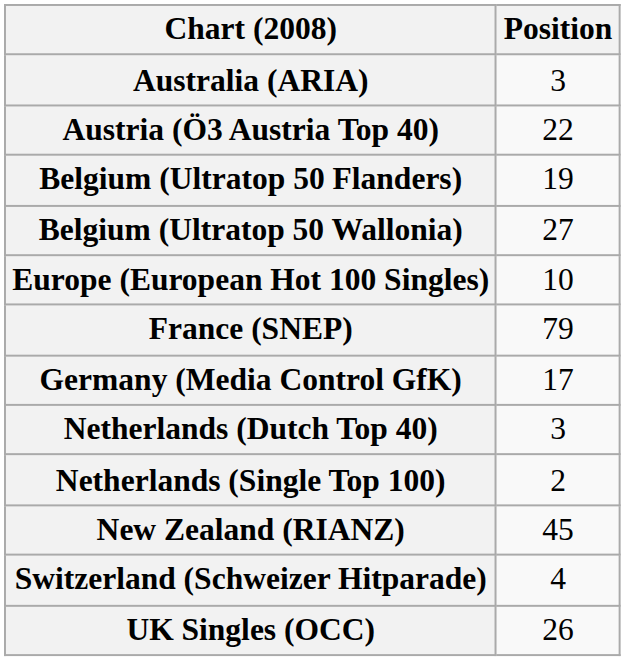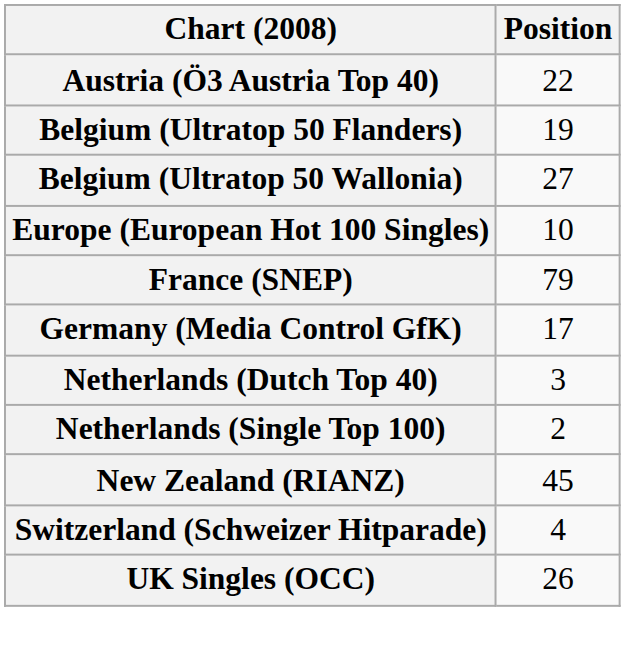- row: (251, 79)
